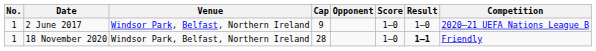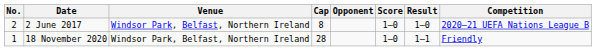(14, 25) 1 -> (14, 25) 2
(321, 25) 9 -> (321, 25) 8
(422, 39) bold -> (422, 39) normal
